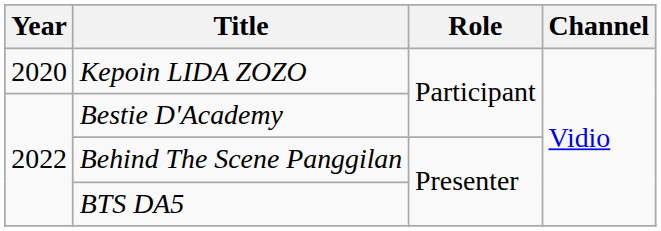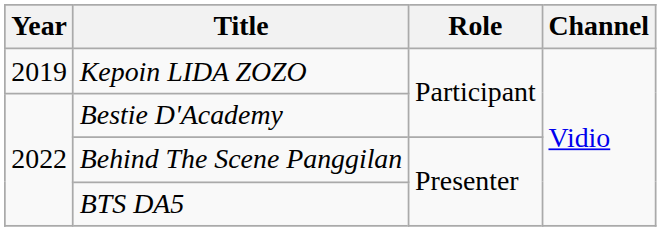(39, 70) 2020 -> (39, 70) 2019
